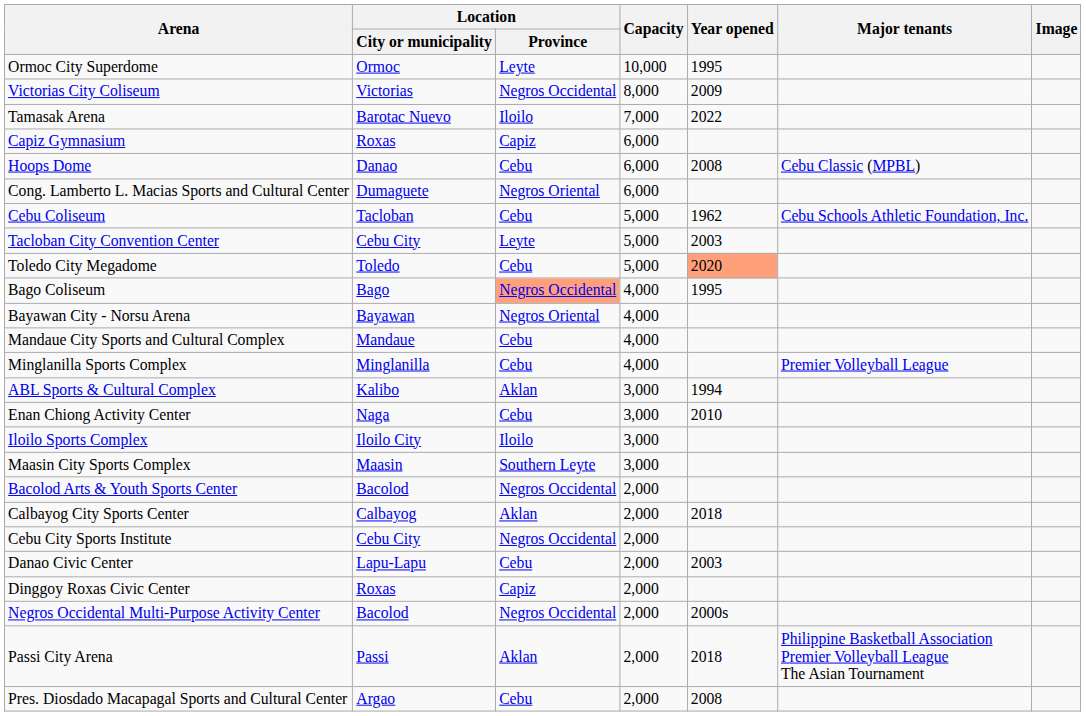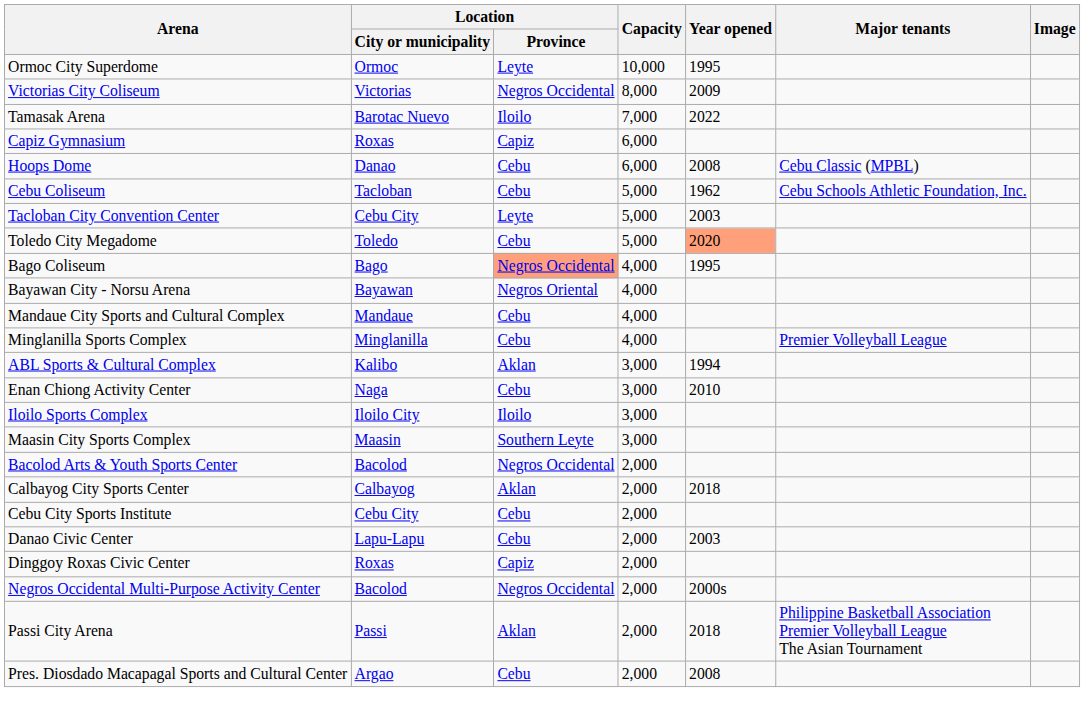- row: (179, 191)
(558, 539) Negros Occidental -> (514, 514) Cebu
